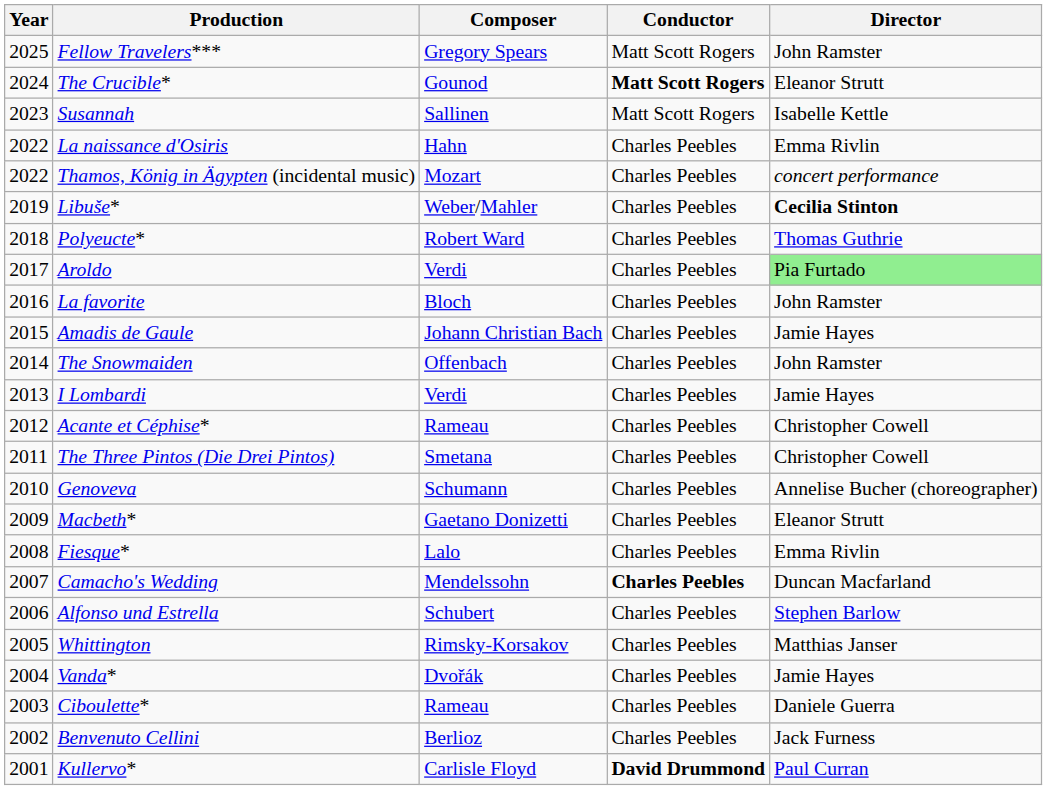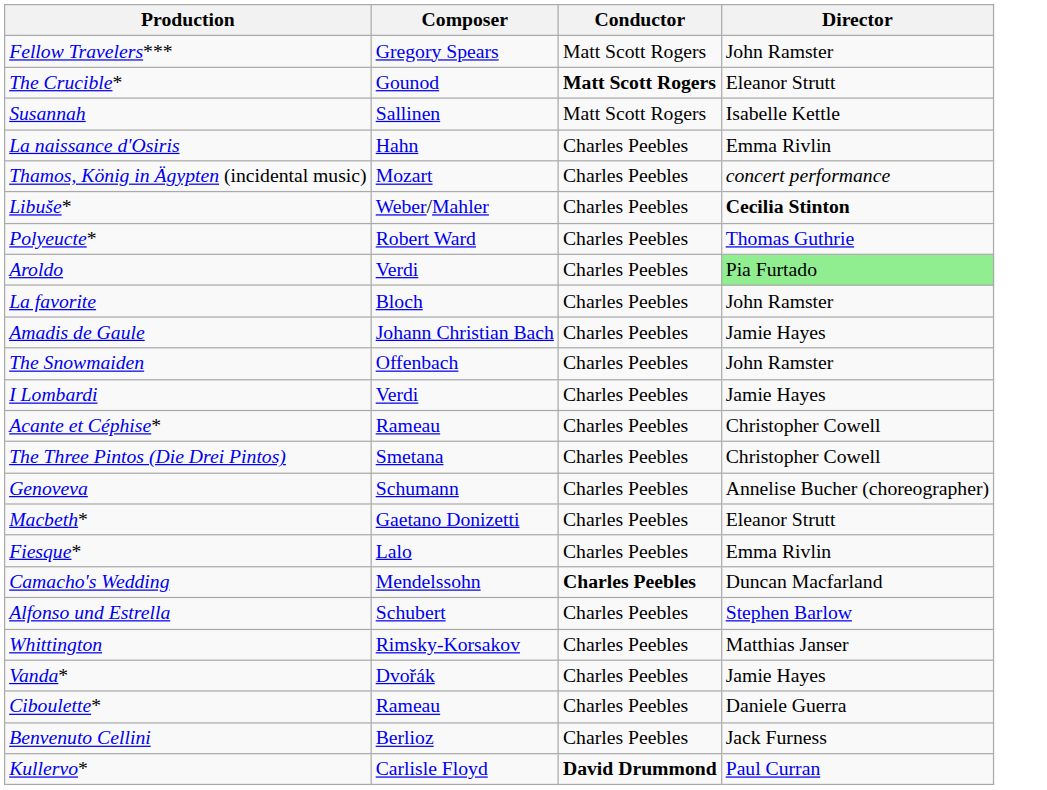- column: (29, 20)
